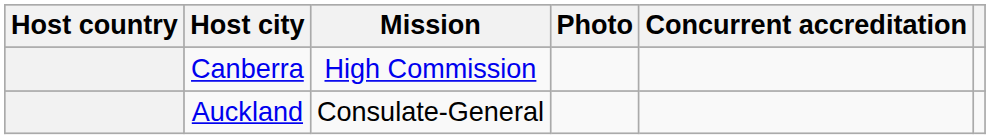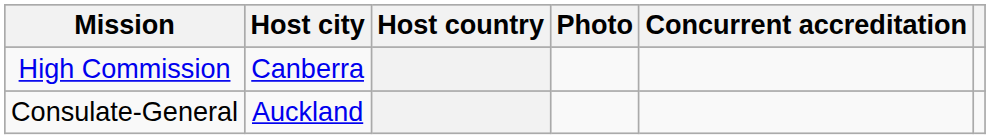columns swapped: (94, 25) <-> (430, 25)
